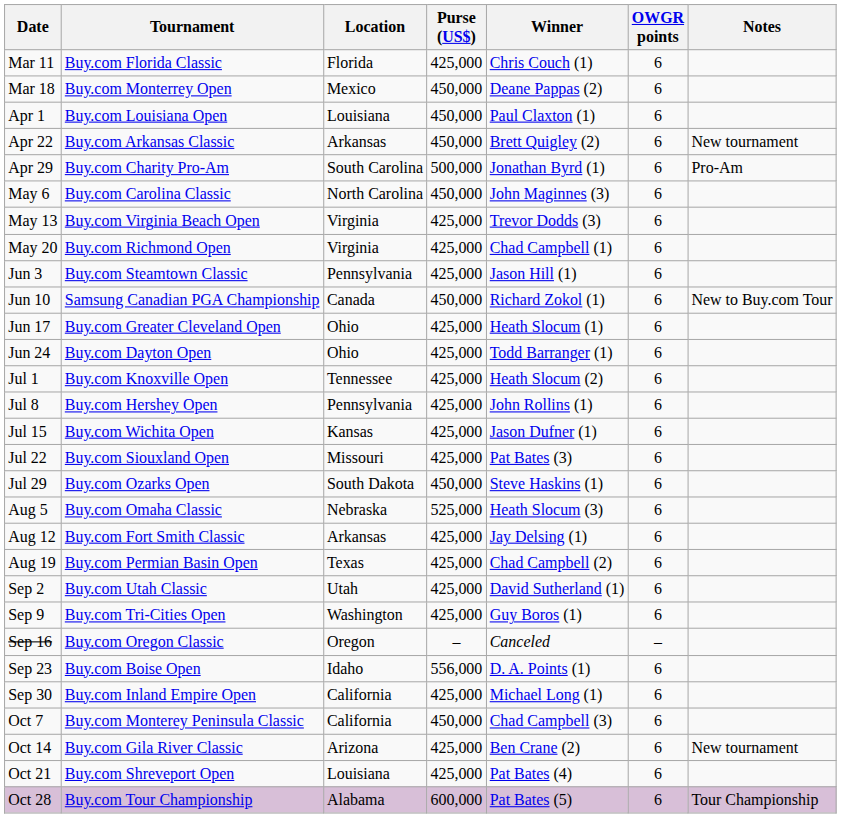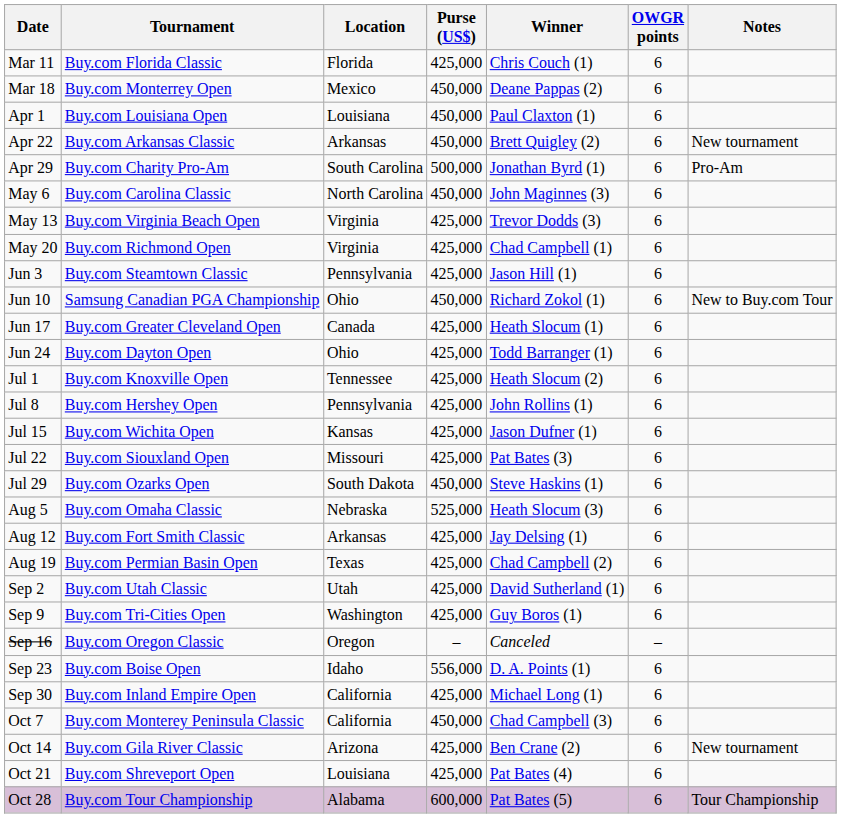(351, 299) Canada -> (343, 299) Ohio
(343, 326) Ohio -> (351, 326) Canada
